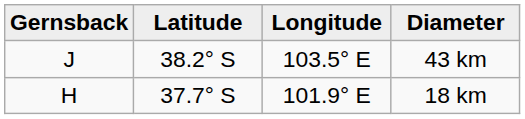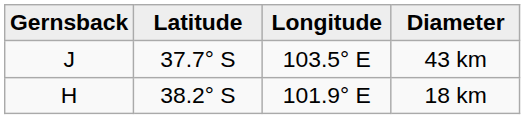(198, 58) 38.2° S -> (198, 58) 37.7° S
(198, 95) 37.7° S -> (198, 95) 38.2° S
